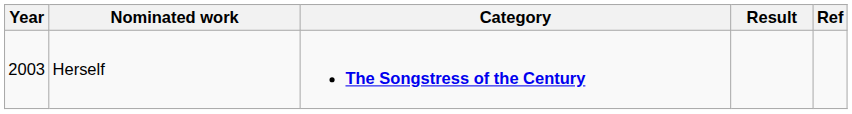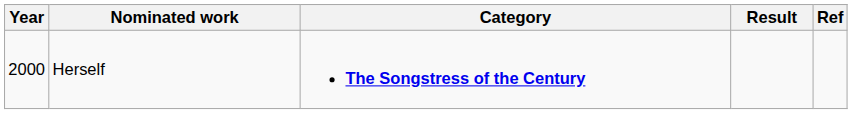(27, 69) 2003 -> (27, 69) 2000
